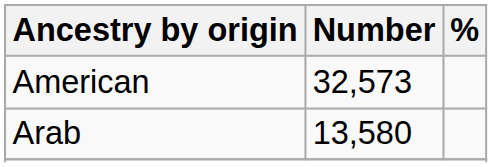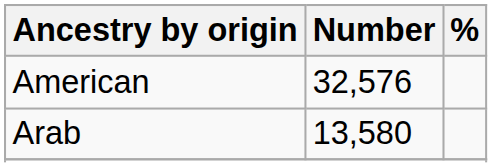(362, 81) 32,573 -> (362, 81) 32,576
